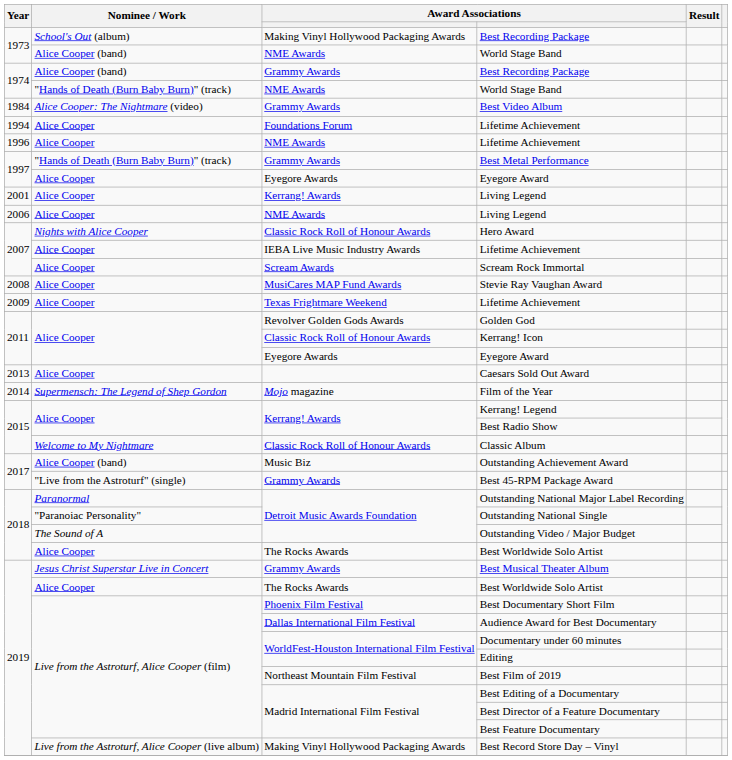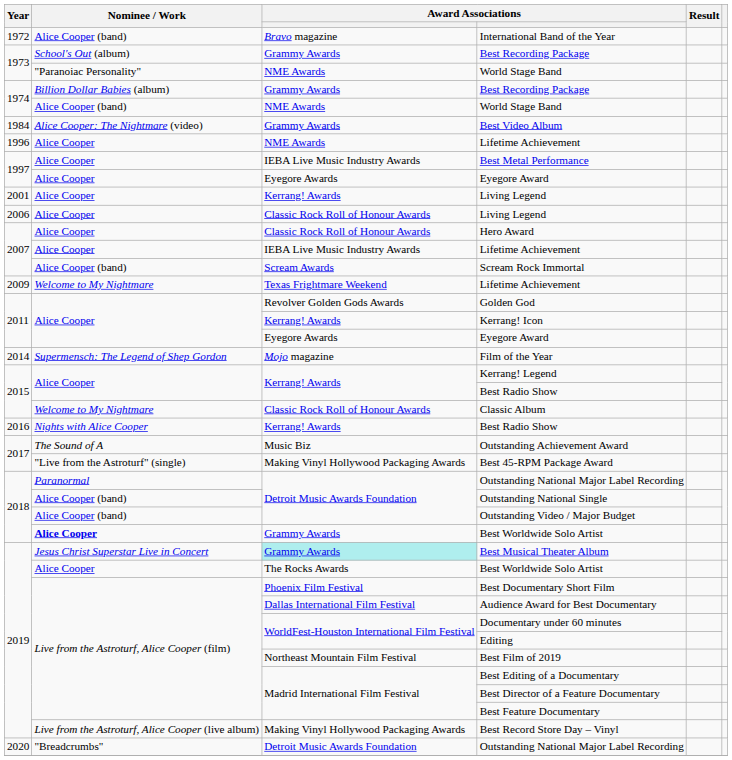+ row: (18, 36)
(365, 36) Making Vinyl Hollywood Packaging Awards -> (302, 54) Grammy Awards
(81, 54) Alice Cooper (band) -> (88, 71) "Paranoiac Personality"
(81, 71) Alice Cooper (band) -> (102, 89) Billion Dollar Babies (album)
(133, 89) "Hands of Death (Burn Baby Burn)" (track) -> (81, 107) Alice Cooper (band)
- row: (18, 125)
(133, 160) "Hands of Death (Burn Baby Burn)" (track) -> (65, 160) Alice Cooper
(302, 160) Grammy Awards -> (342, 160) IEBA Live Music Industry Awards
(295, 213) NME Awards -> (347, 213) Classic Rock Roll of Honour Awards
(91, 231) Nights with Alice Cooper -> (65, 231) Alice Cooper
(65, 267) Alice Cooper -> (81, 267) Alice Cooper (band)
- row: (18, 284)
(65, 302) Alice Cooper -> (94, 284) Welcome to My Nightmare
(347, 338) Classic Rock Roll of Honour Awards -> (302, 320) Kerrang! Awards
- row: (18, 373)
+ row: (18, 427)
(81, 462) Alice Cooper (band) -> (69, 444) The Sound of A
(302, 480) Grammy Awards -> (365, 462) Making Vinyl Hollywood Packaging Awards
(88, 515) "Paranoiac Personality" -> (81, 498) Alice Cooper (band)
(69, 533) The Sound of A -> (81, 515) Alice Cooper (band)
(65, 551) normal -> (66, 533) bold
(306, 551) The Rocks Awards -> (302, 533) Grammy Awards
(302, 569) no background -> (302, 551) paleturquoise background
+ row: (18, 746)
